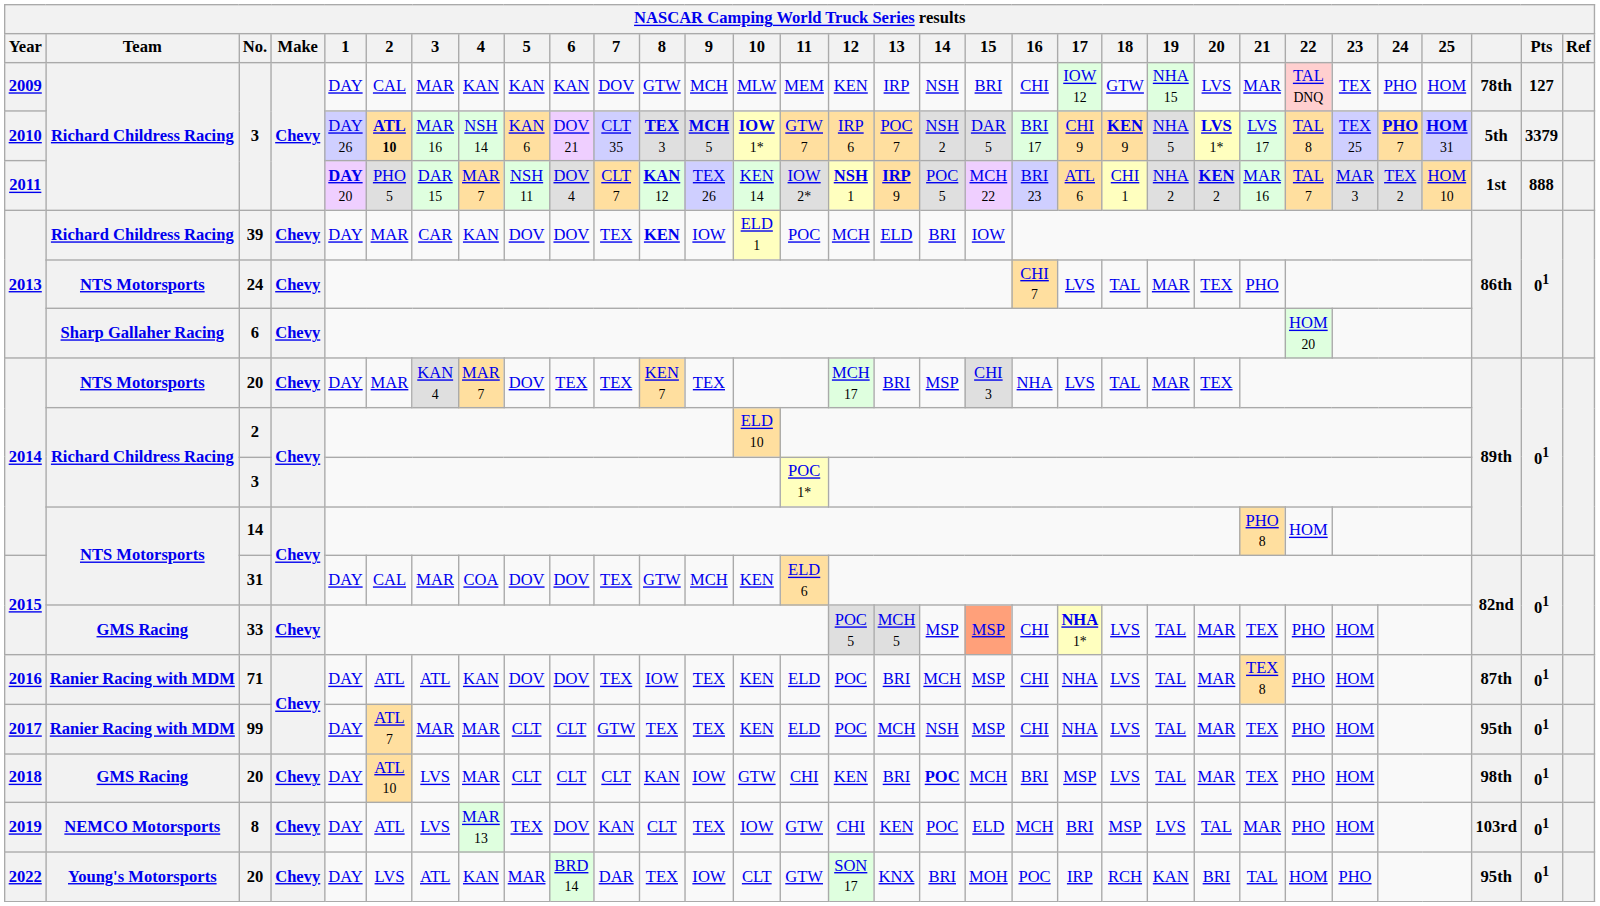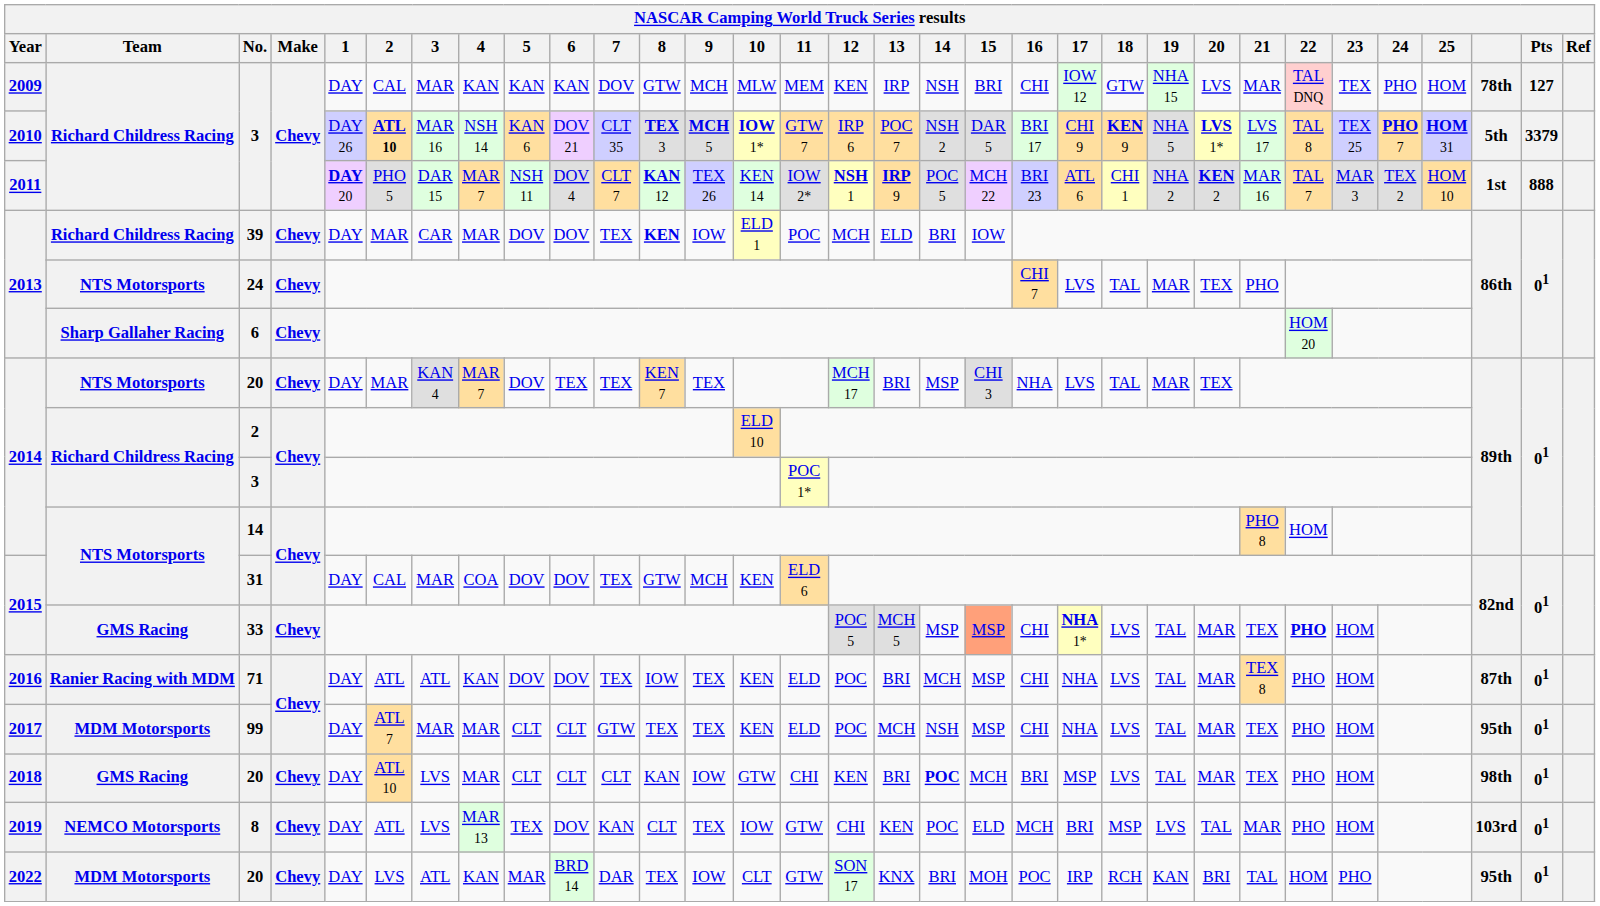(481, 234) KAN -> (481, 234) MAR
(1308, 629) normal -> (1308, 629) bold
(142, 728) Ranier Racing with MDM -> (142, 728) MDM Motorsports
(142, 876) Young's Motorsports -> (142, 876) MDM Motorsports
